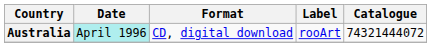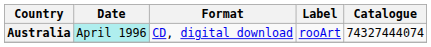(385, 33) 74321444072 -> (385, 33) 74327444074
